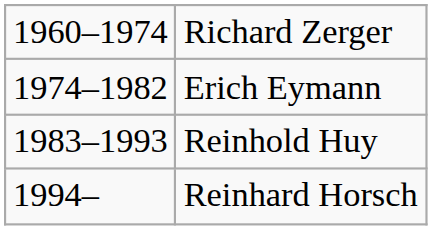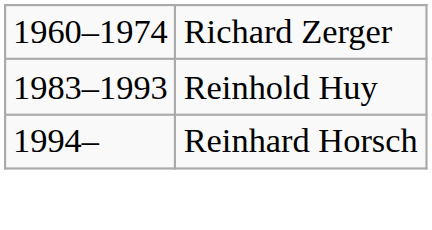- row: (283, 86)
